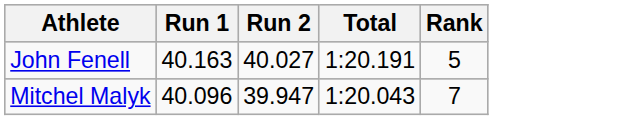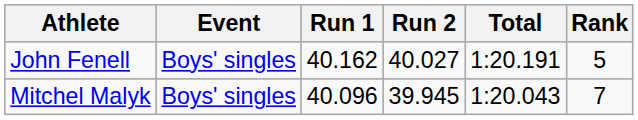+ column: (229, 24)
(197, 60) 40.163 -> (342, 60) 40.162
(279, 97) 39.947 -> (424, 97) 39.945
